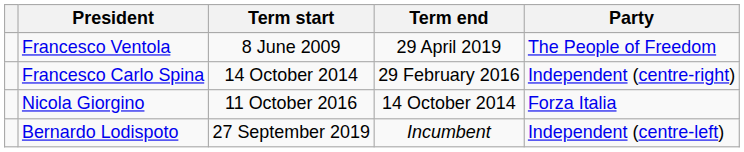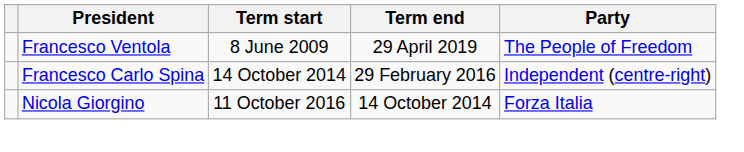- row: (100, 132)
